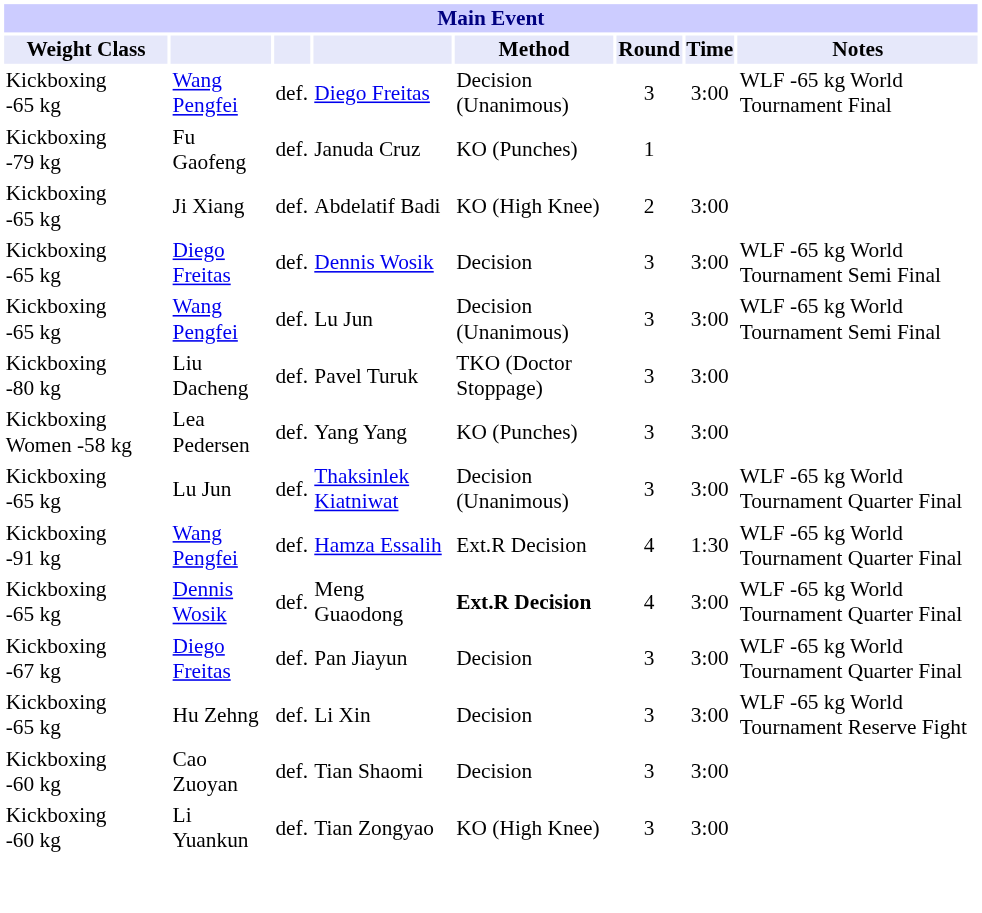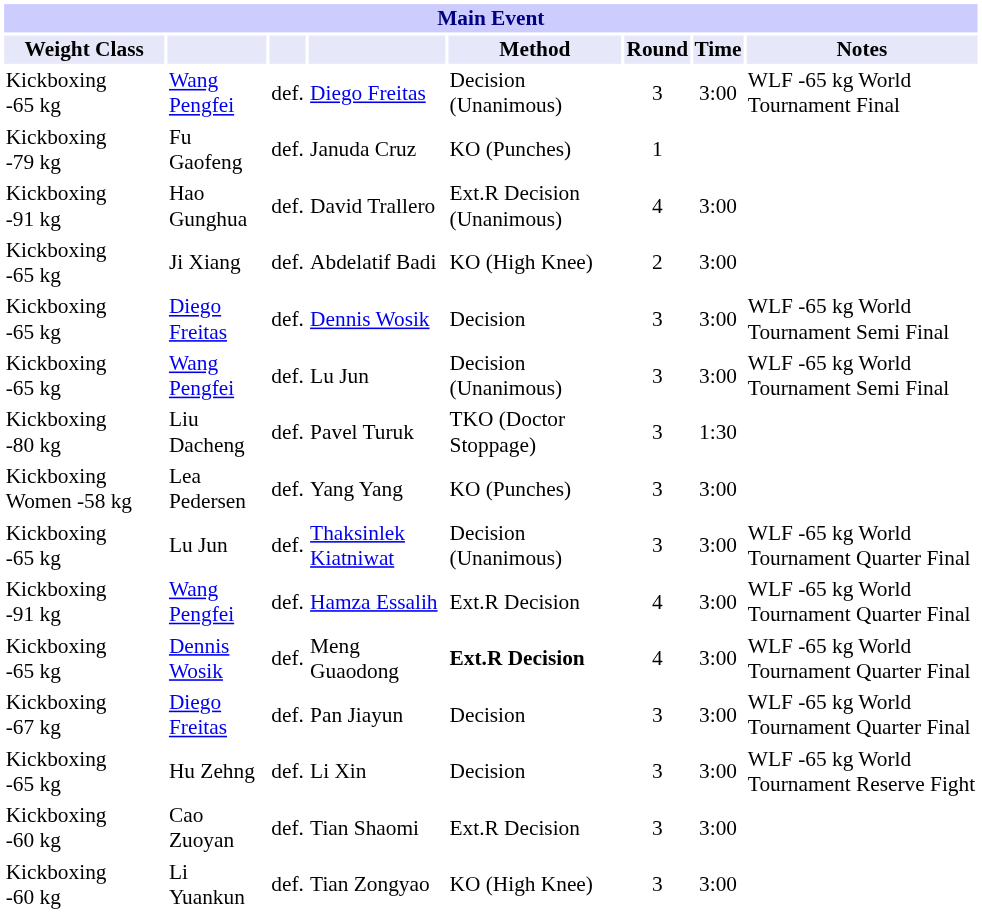+ row: (373, 206)
(710, 375) 3:00 -> (718, 432) 1:30
(710, 545) 1:30 -> (718, 602) 3:00
(494, 771) Decision -> (515, 828) Ext.R Decision
